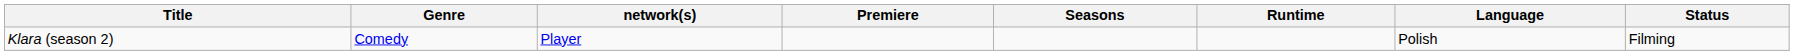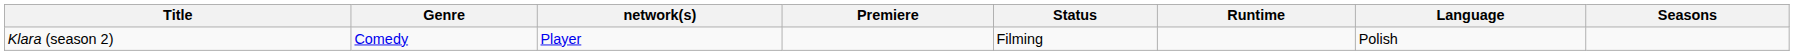columns swapped: (1095, 15) <-> (1707, 15)
